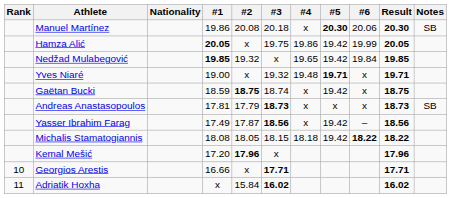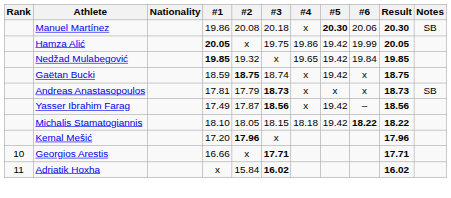- row: (59, 75)
(217, 138) 18.08 -> (217, 122) 18.10
